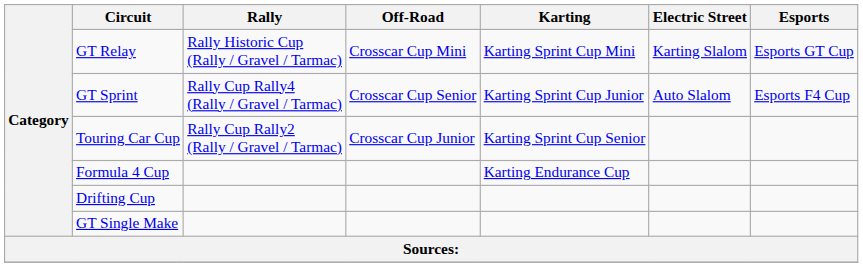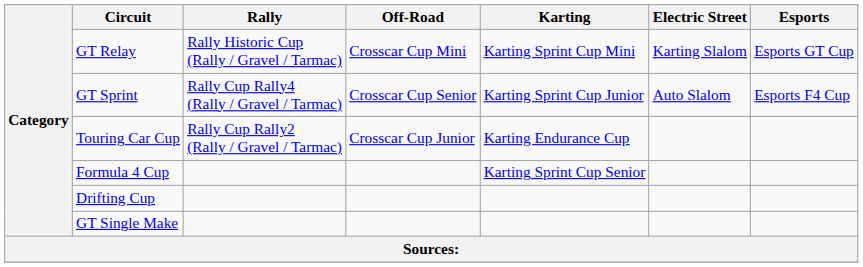(565, 138) Karting Sprint Cup Senior -> (557, 138) Karting Endurance Cup
(557, 172) Karting Endurance Cup -> (565, 172) Karting Sprint Cup Senior
